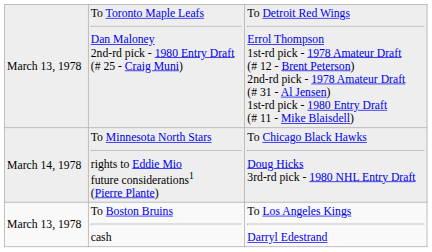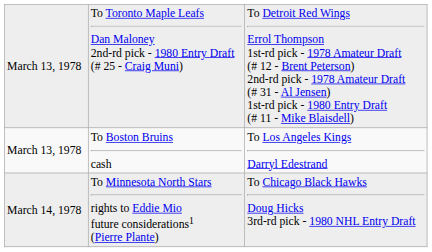rows swapped: (44, 224) <-> (44, 165)
